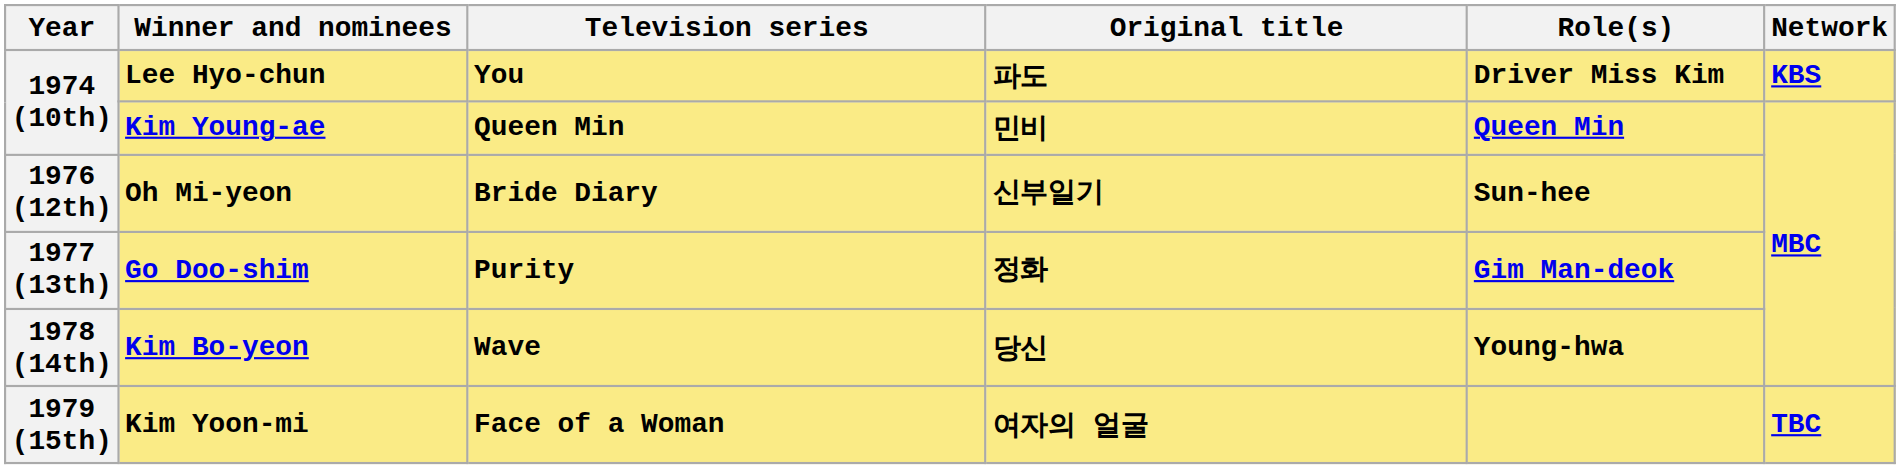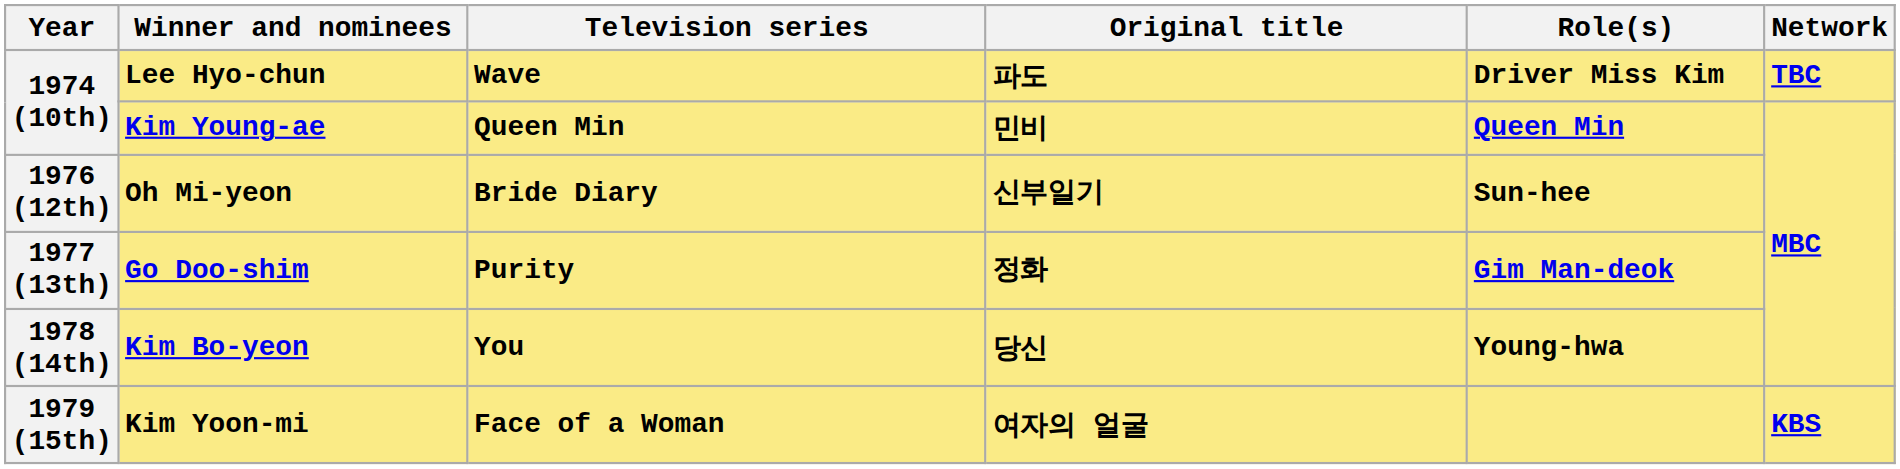(499, 76) You -> (508, 76) Wave
(1796, 76) KBS -> (1796, 76) TBC
(508, 348) Wave -> (499, 348) You
(1796, 425) TBC -> (1796, 425) KBS
